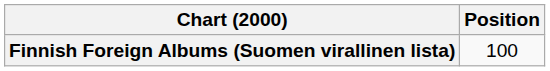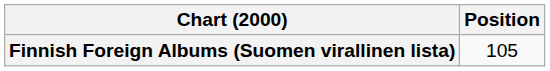(502, 50) 100 -> (502, 50) 105
